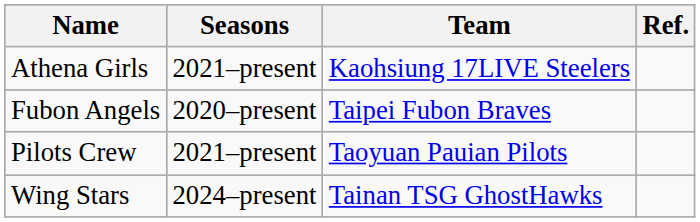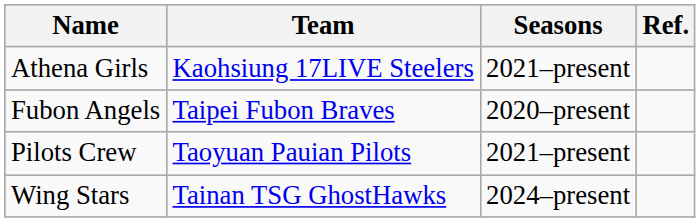columns swapped: (479, 25) <-> (244, 25)
